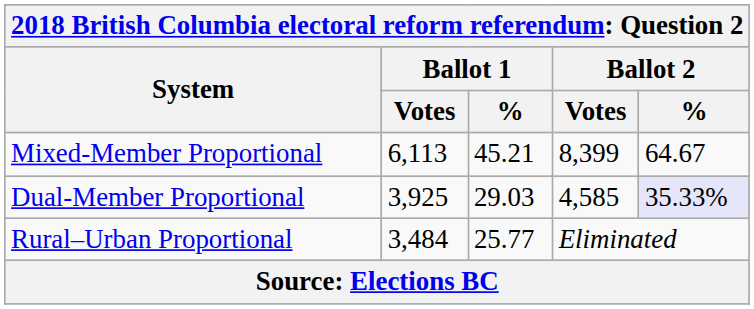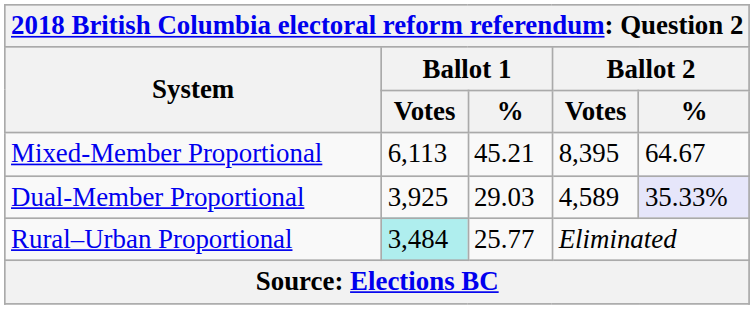(589, 153) 8,399 -> (589, 153) 8,395
(589, 196) 4,585 -> (589, 196) 4,589
(418, 238) no background -> (418, 238) paleturquoise background
